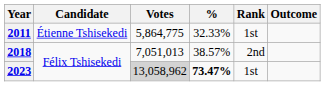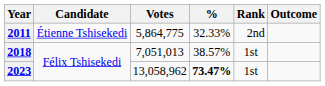(251, 33) 1st -> (256, 33) 2nd
(256, 52) 2nd -> (251, 52) 1st
(160, 71) lightgrey background -> (160, 71) no background
